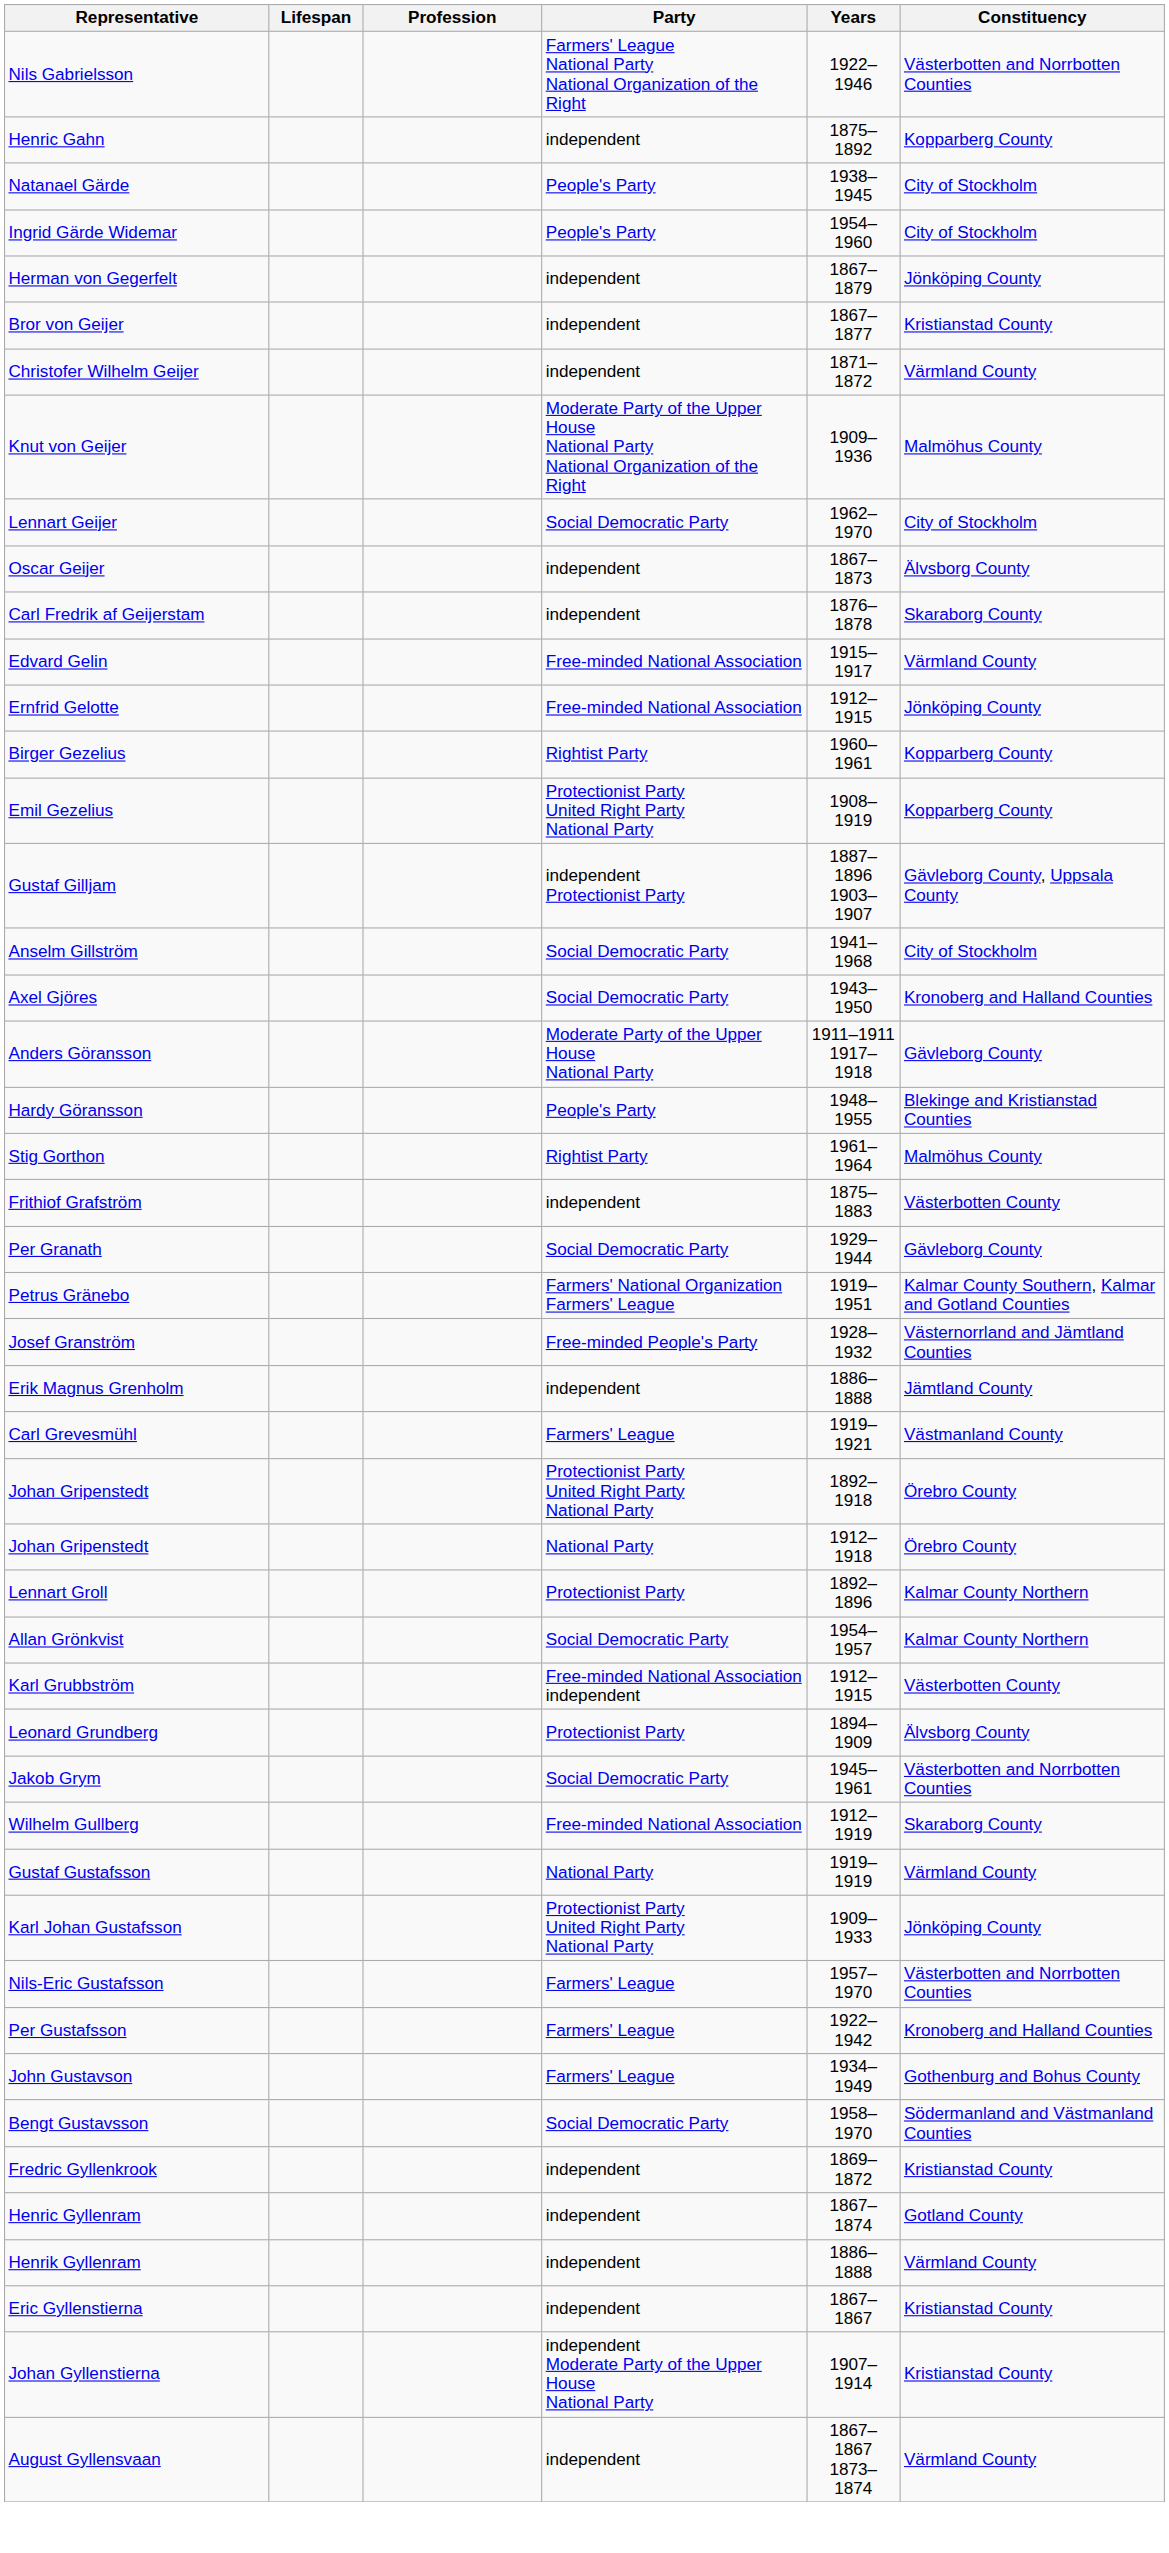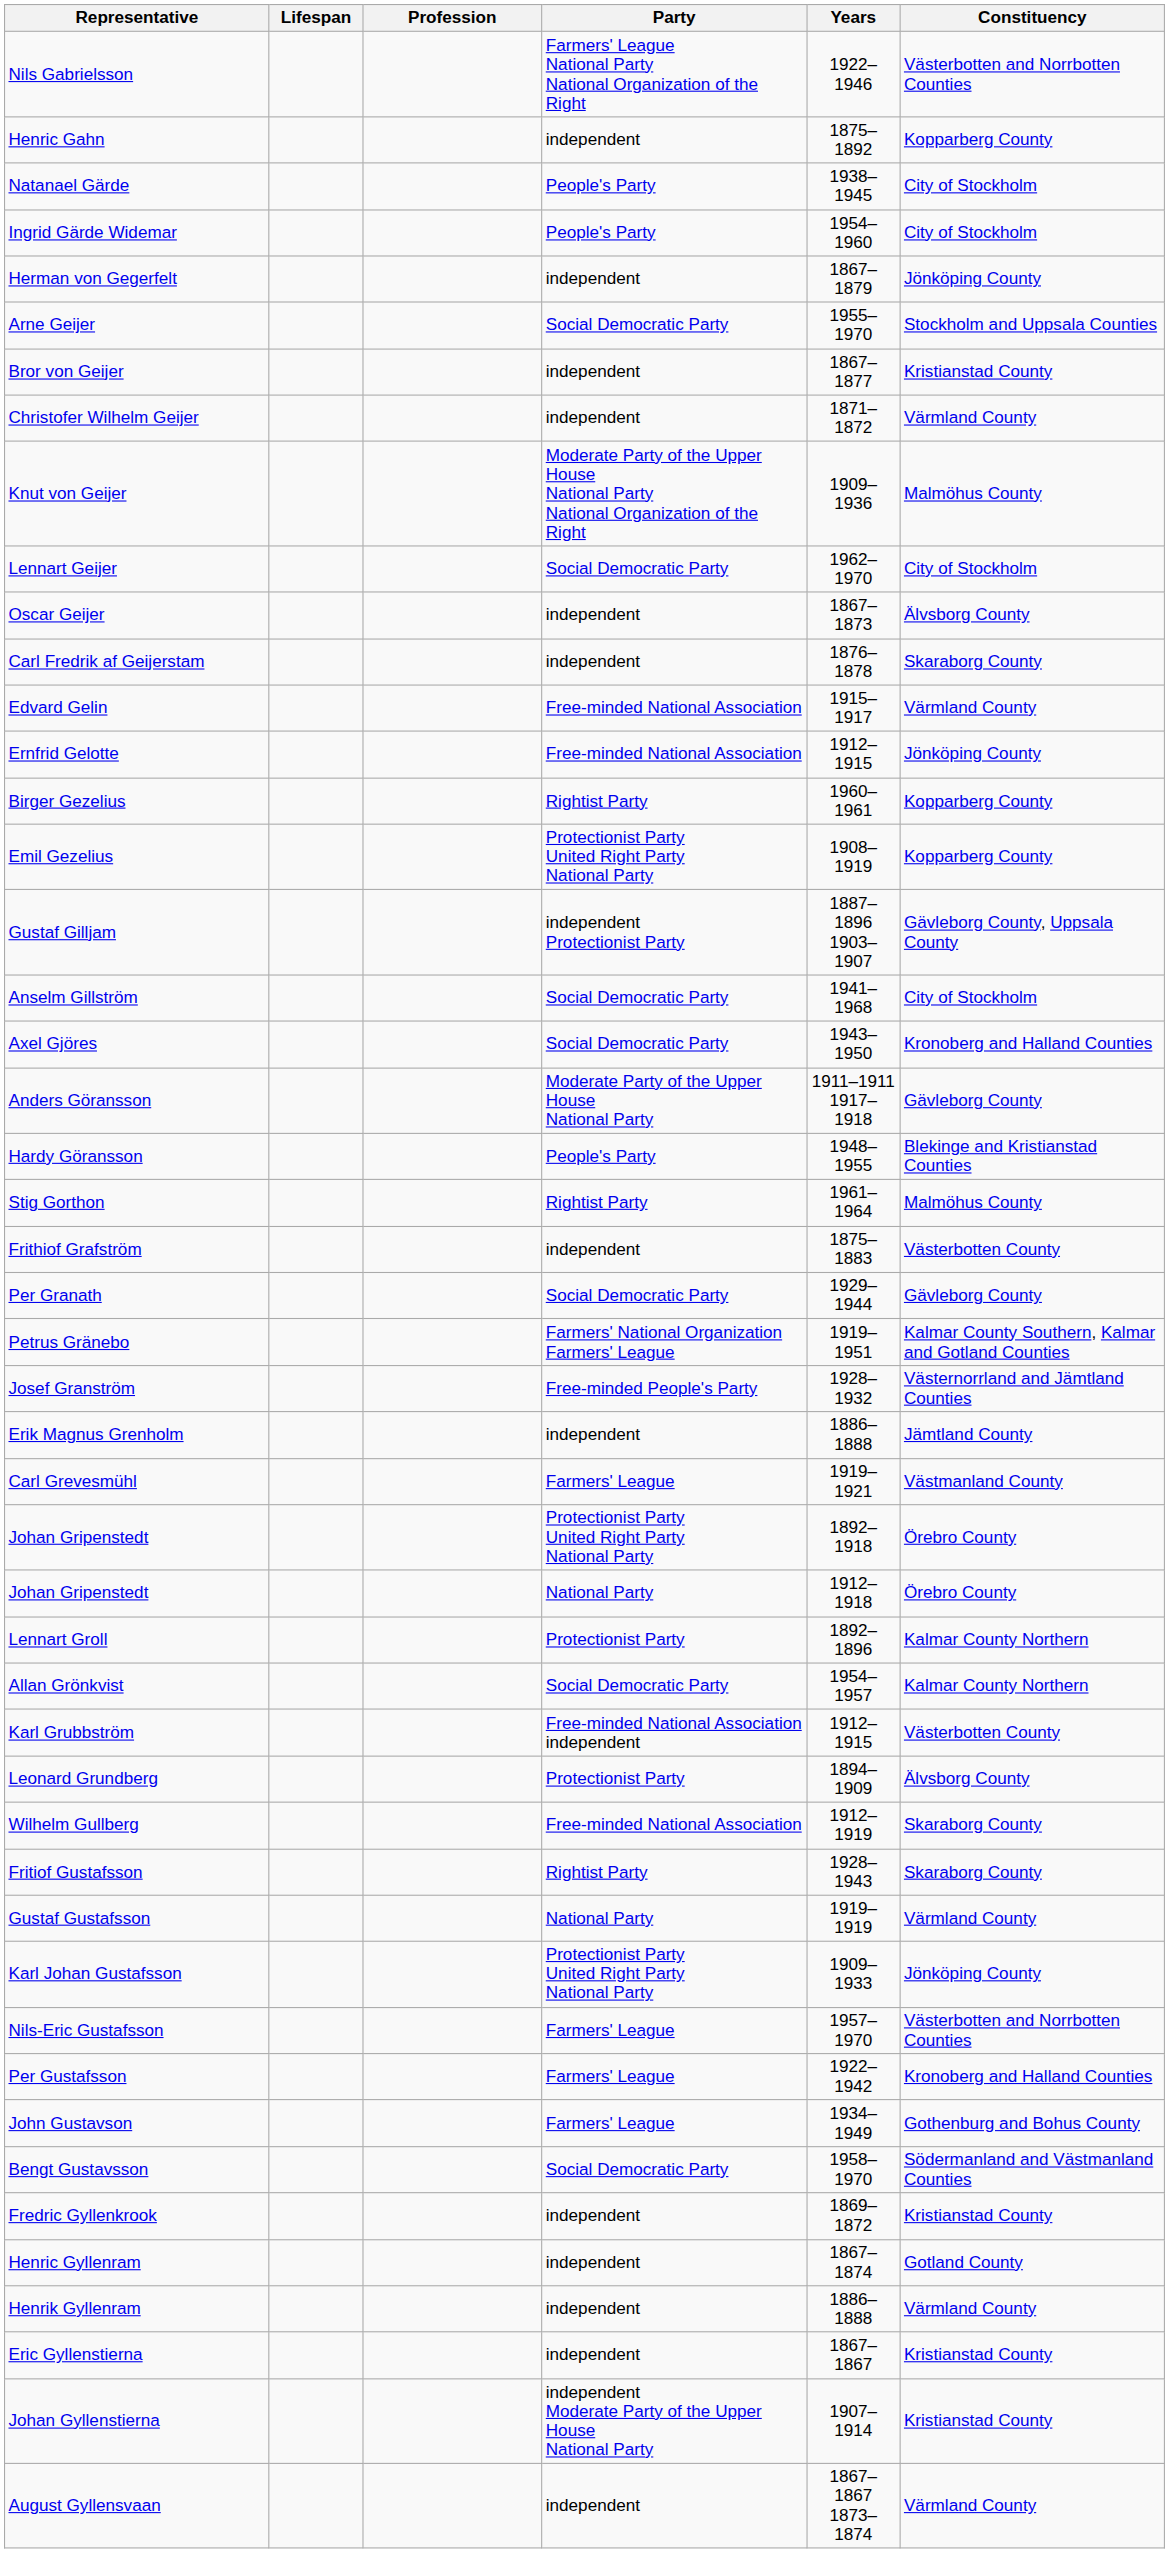+ row: (52, 325)
- row: (55, 1779)
+ row: (76, 1871)
